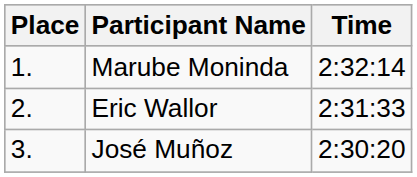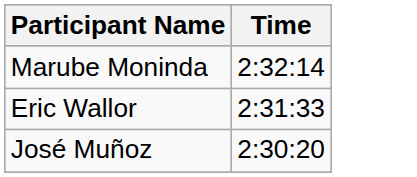- column: (45, 25)
